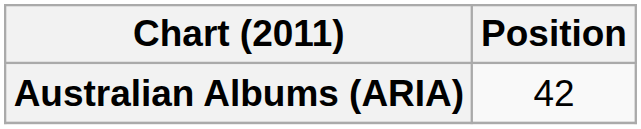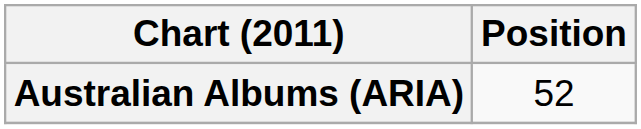(554, 92) 42 -> (554, 92) 52
